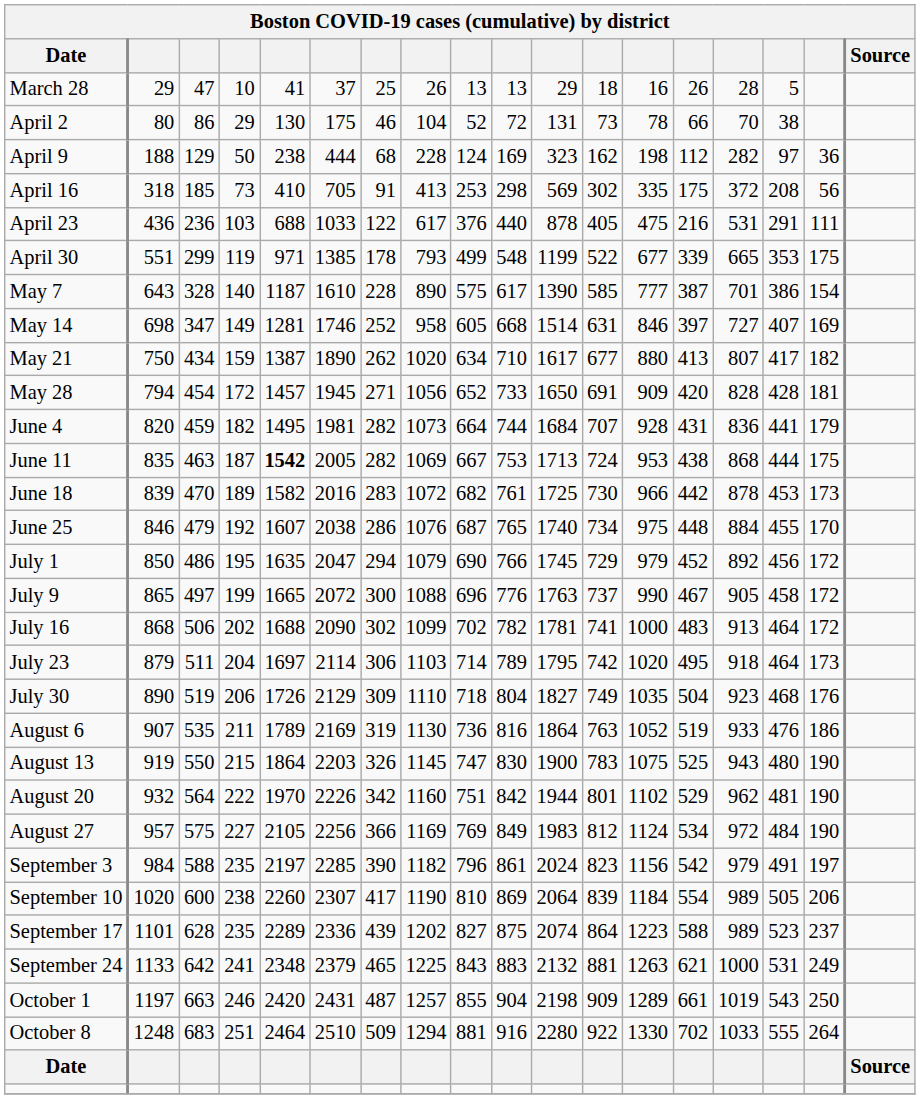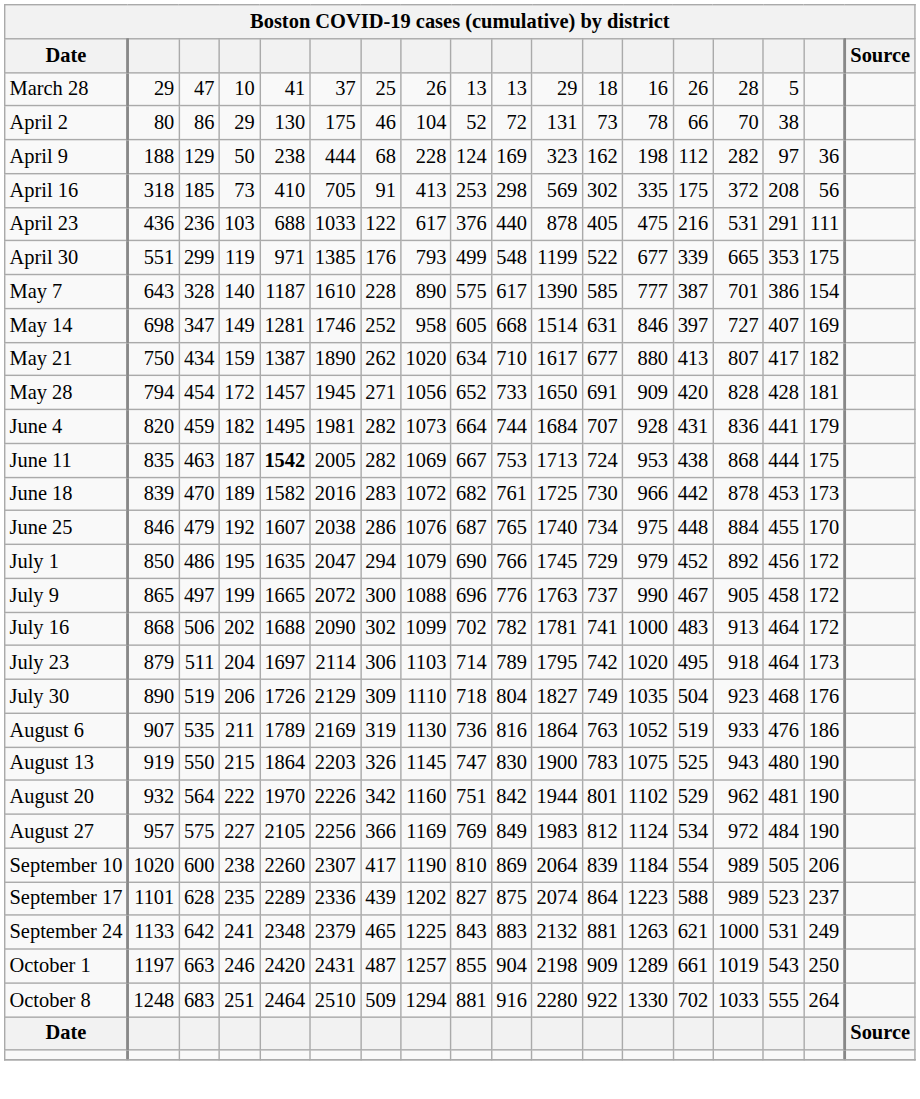(381, 257) 178 -> (381, 257) 176
- row: (61, 864)
